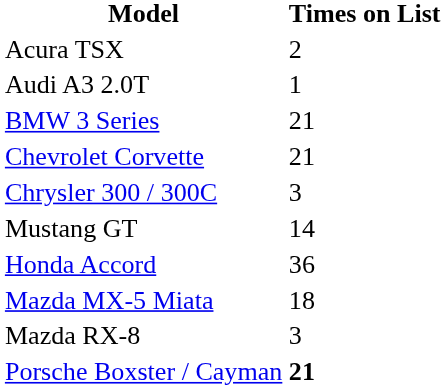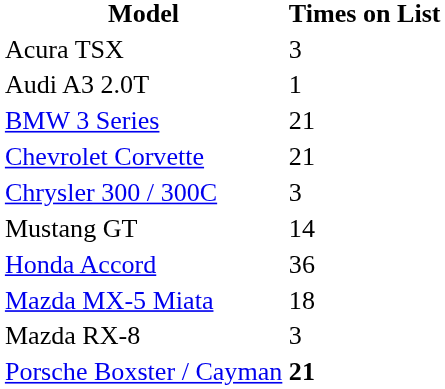(295, 49) 2 -> (295, 49) 3
